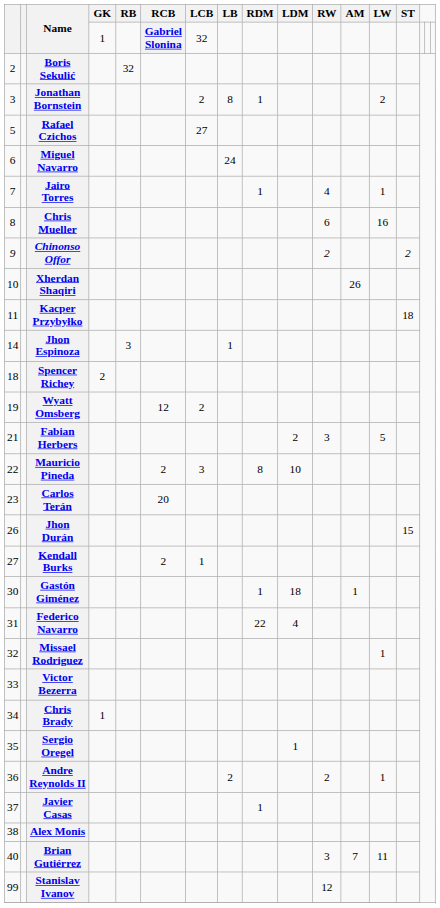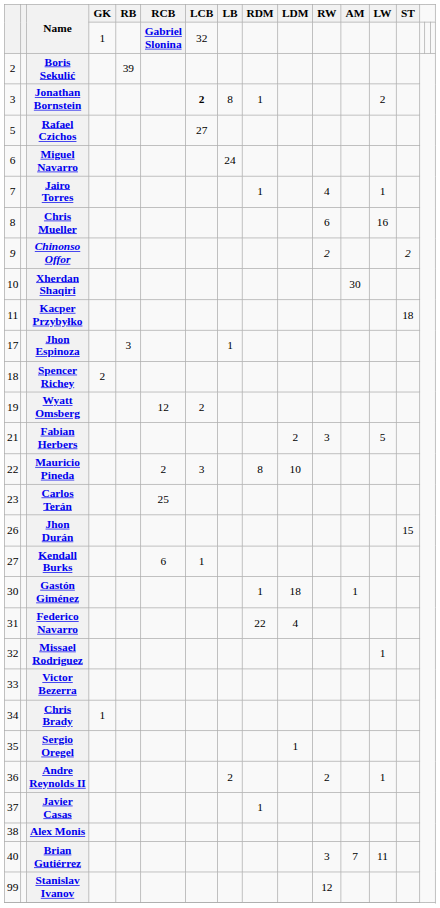(128, 68) 32 -> (128, 68) 39
(202, 99) normal -> (202, 99) bold
(355, 284) 26 -> (355, 284) 30
(13, 345) 14 -> (13, 345) 17
(163, 499) 20 -> (163, 499) 25
(163, 561) 2 -> (163, 561) 6
